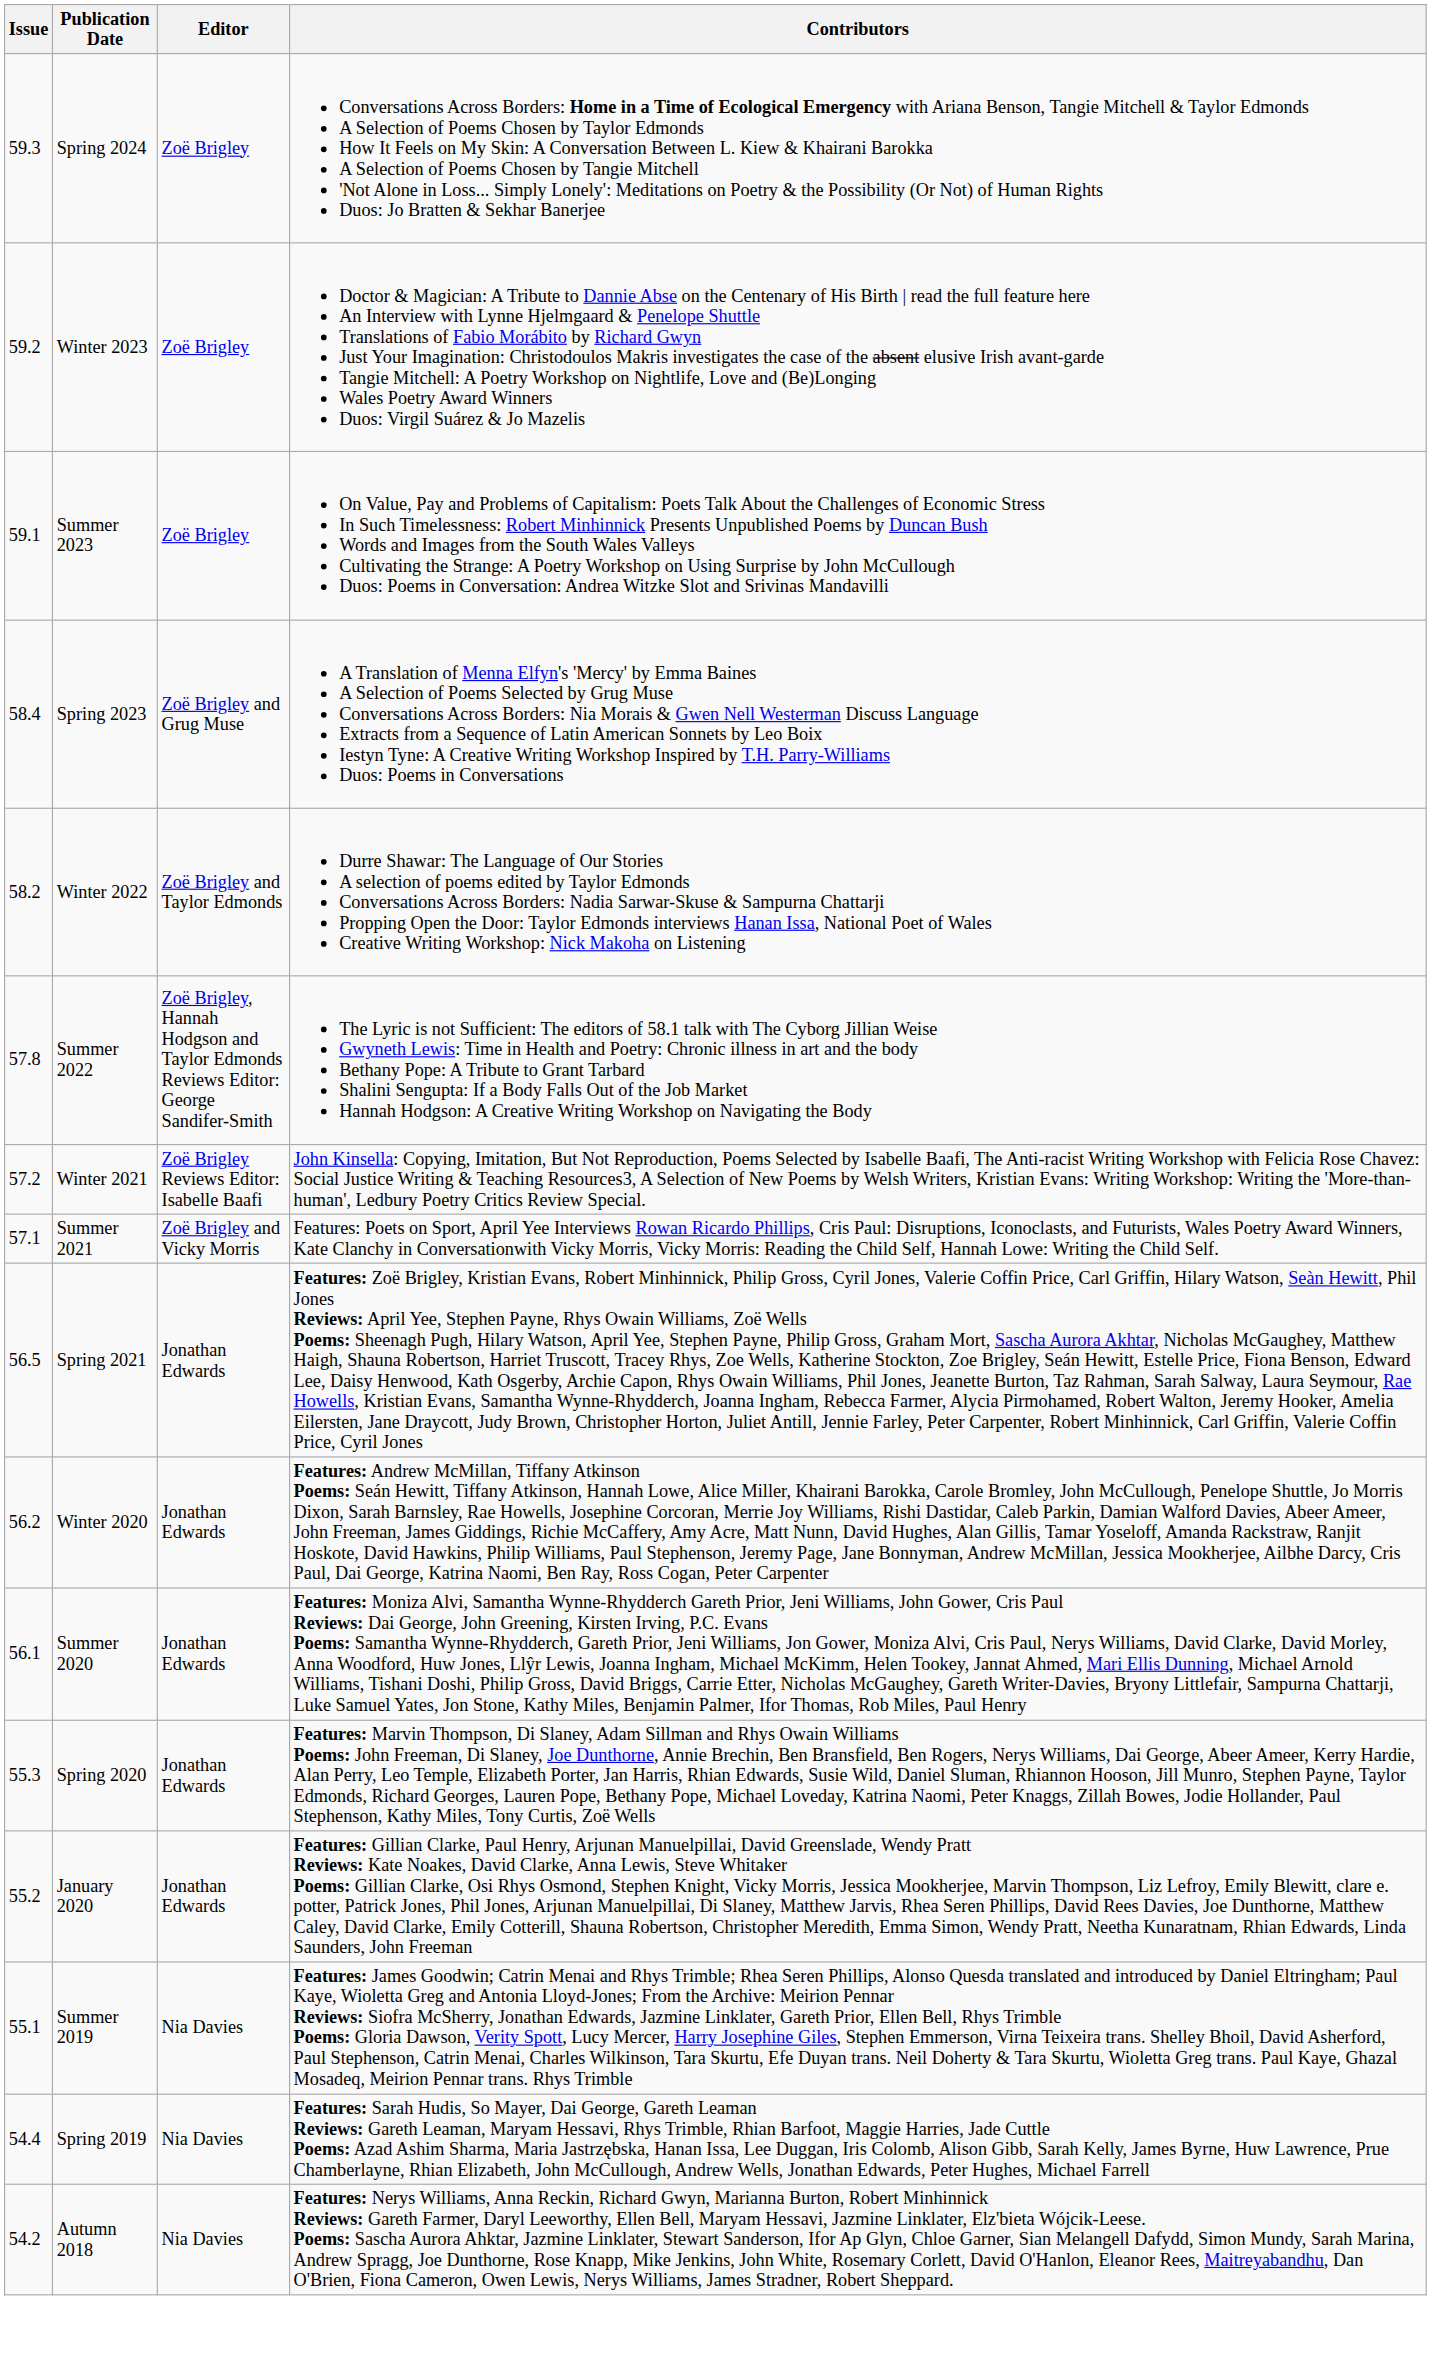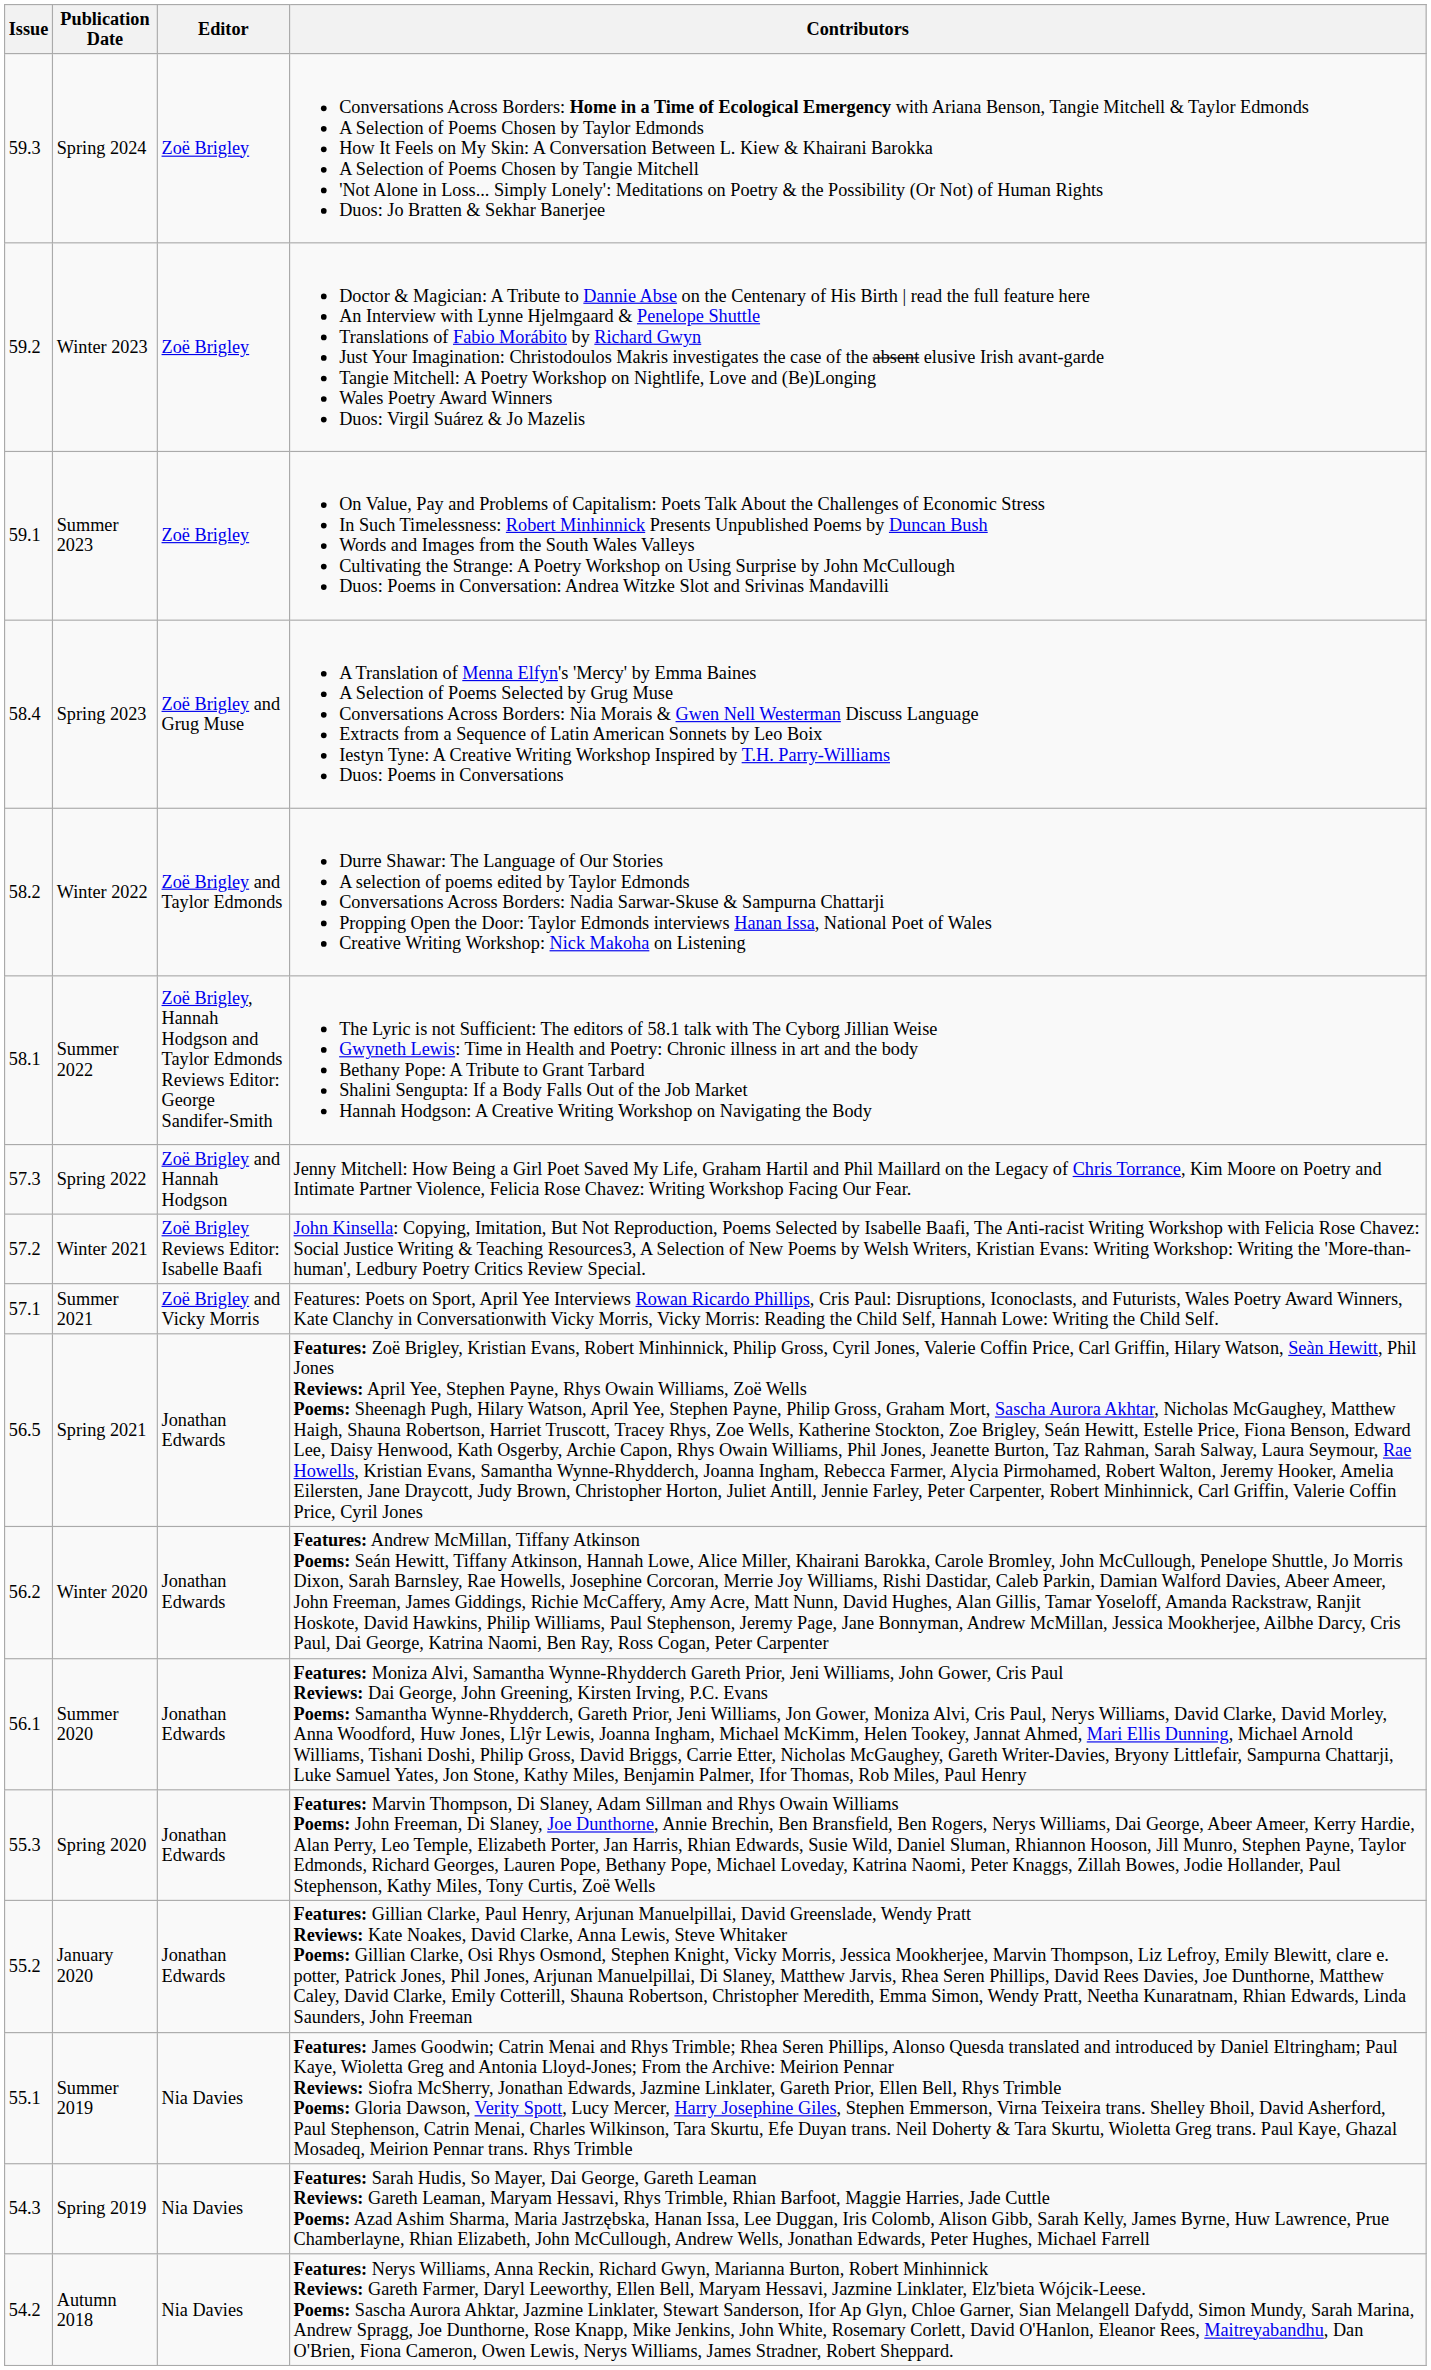(25, 1060) 57.8 -> (25, 1060) 58.1
+ row: (102, 1179)
(25, 2138) 54.4 -> (25, 2208) 54.3
